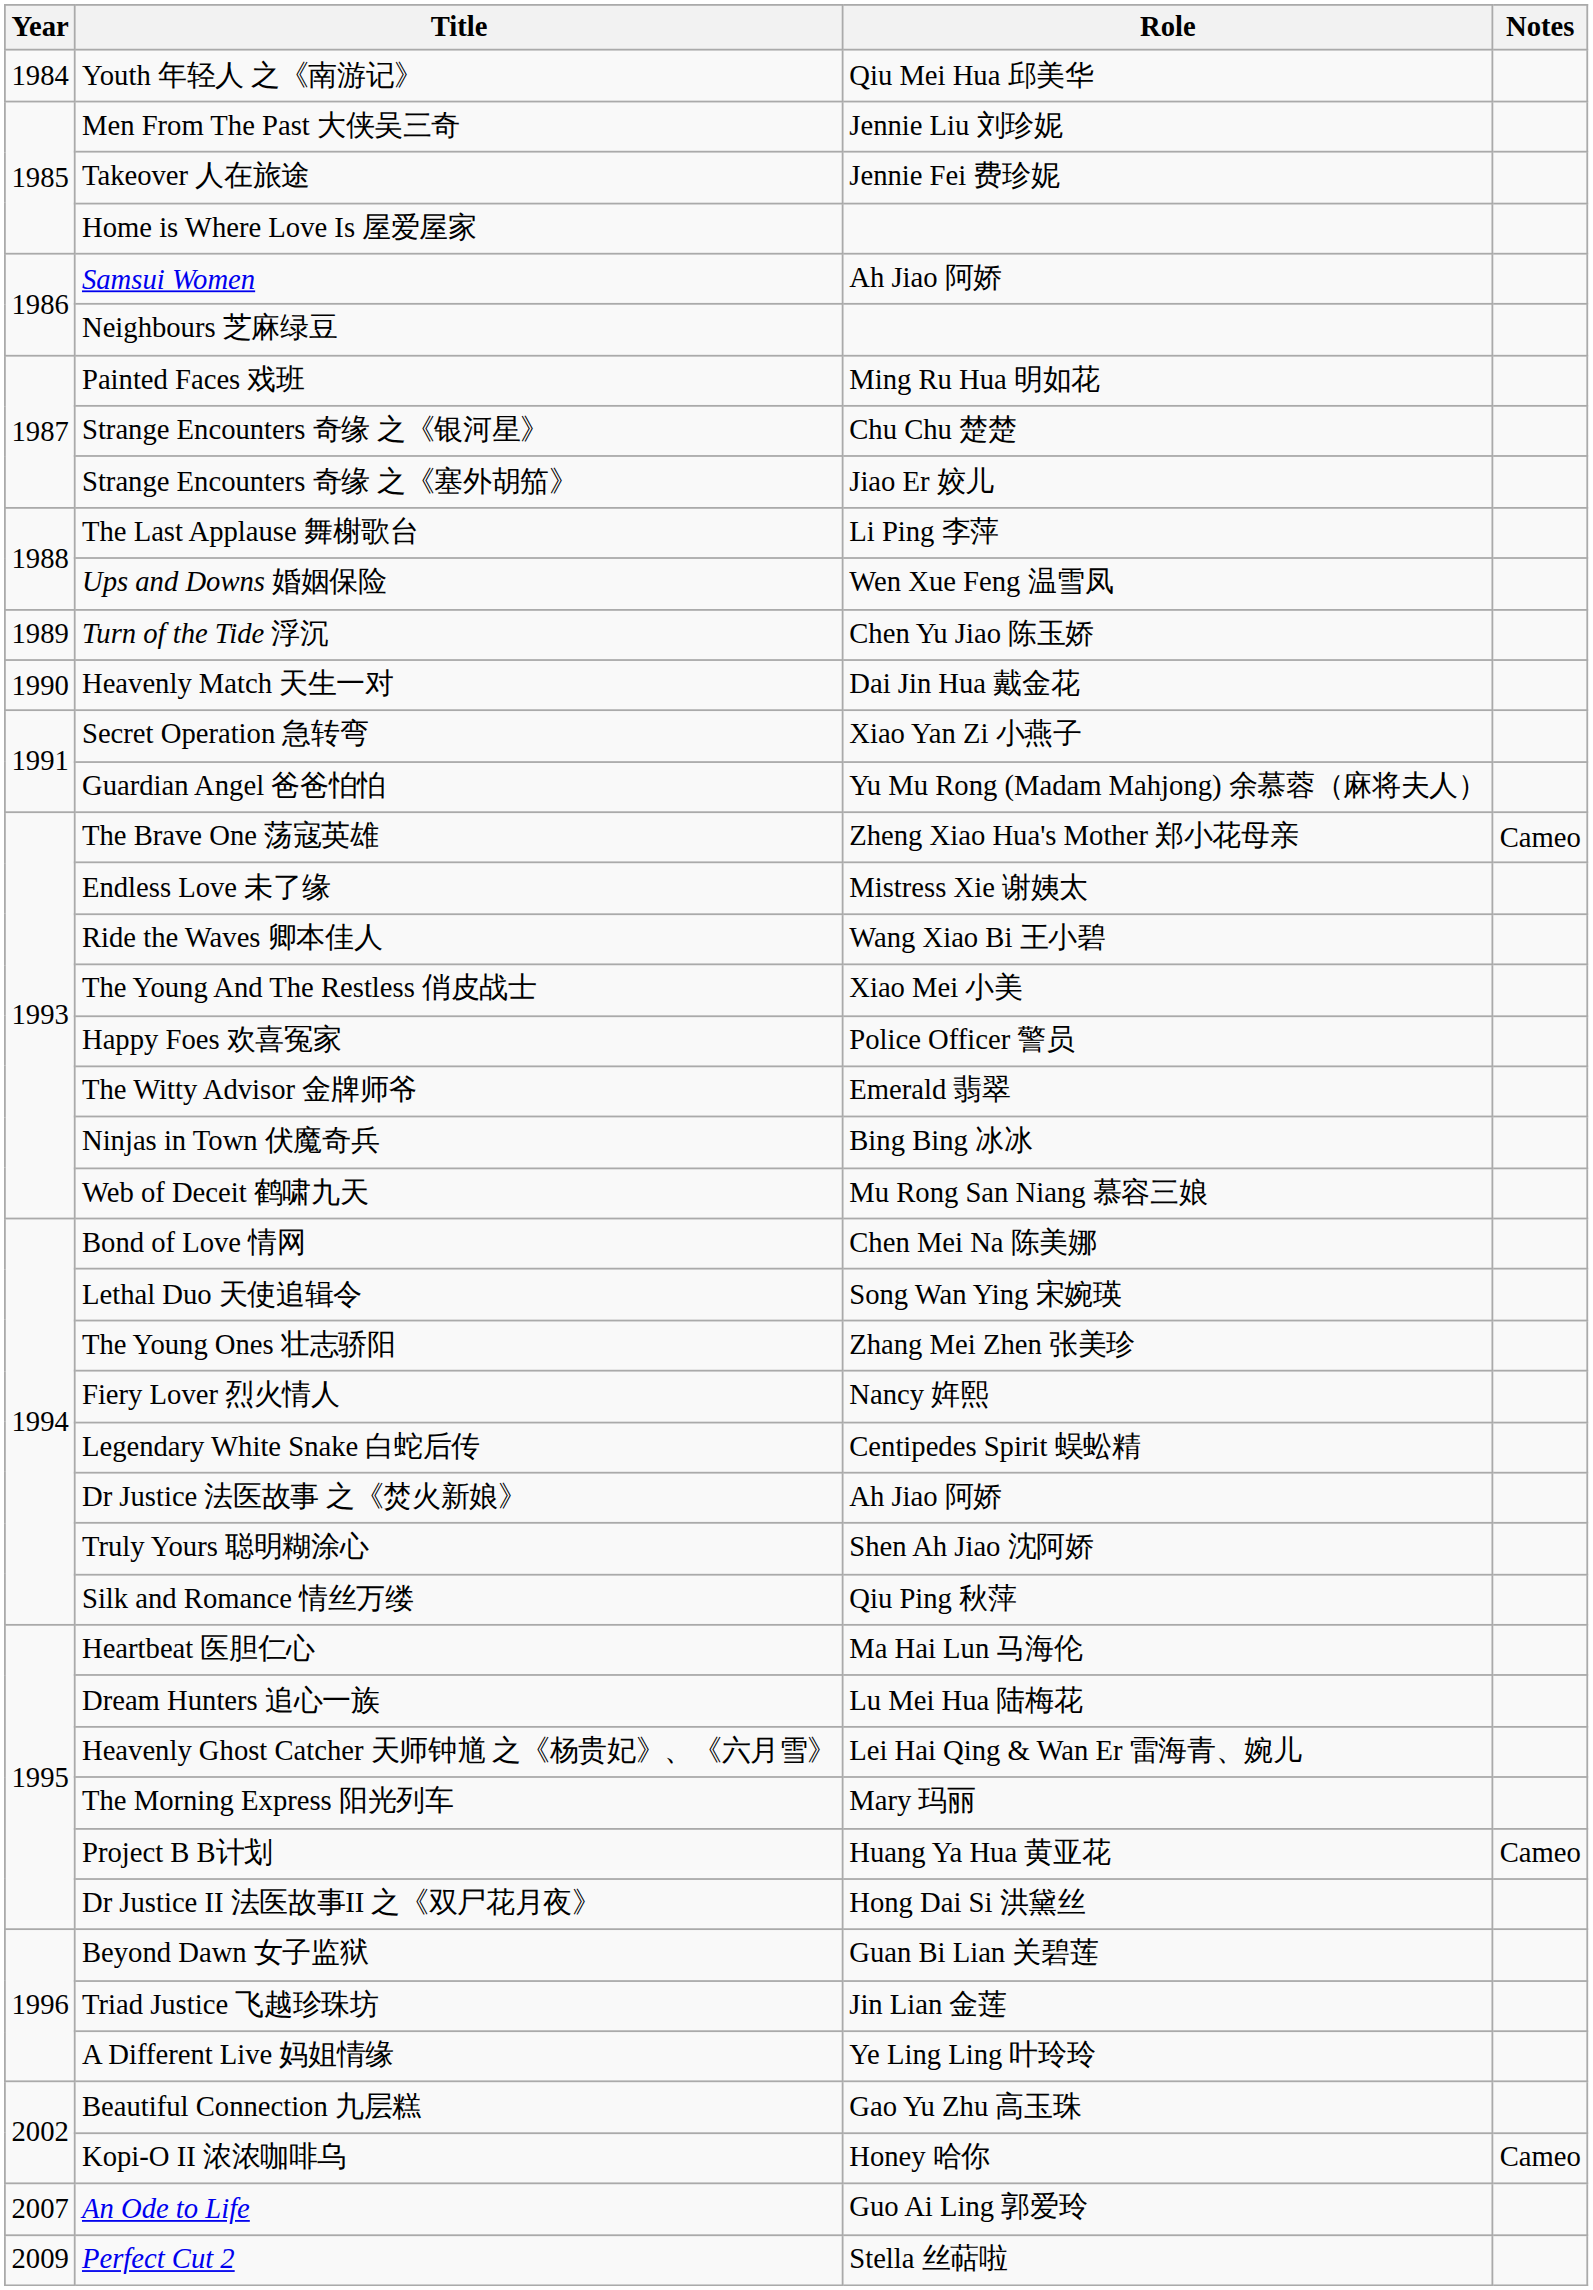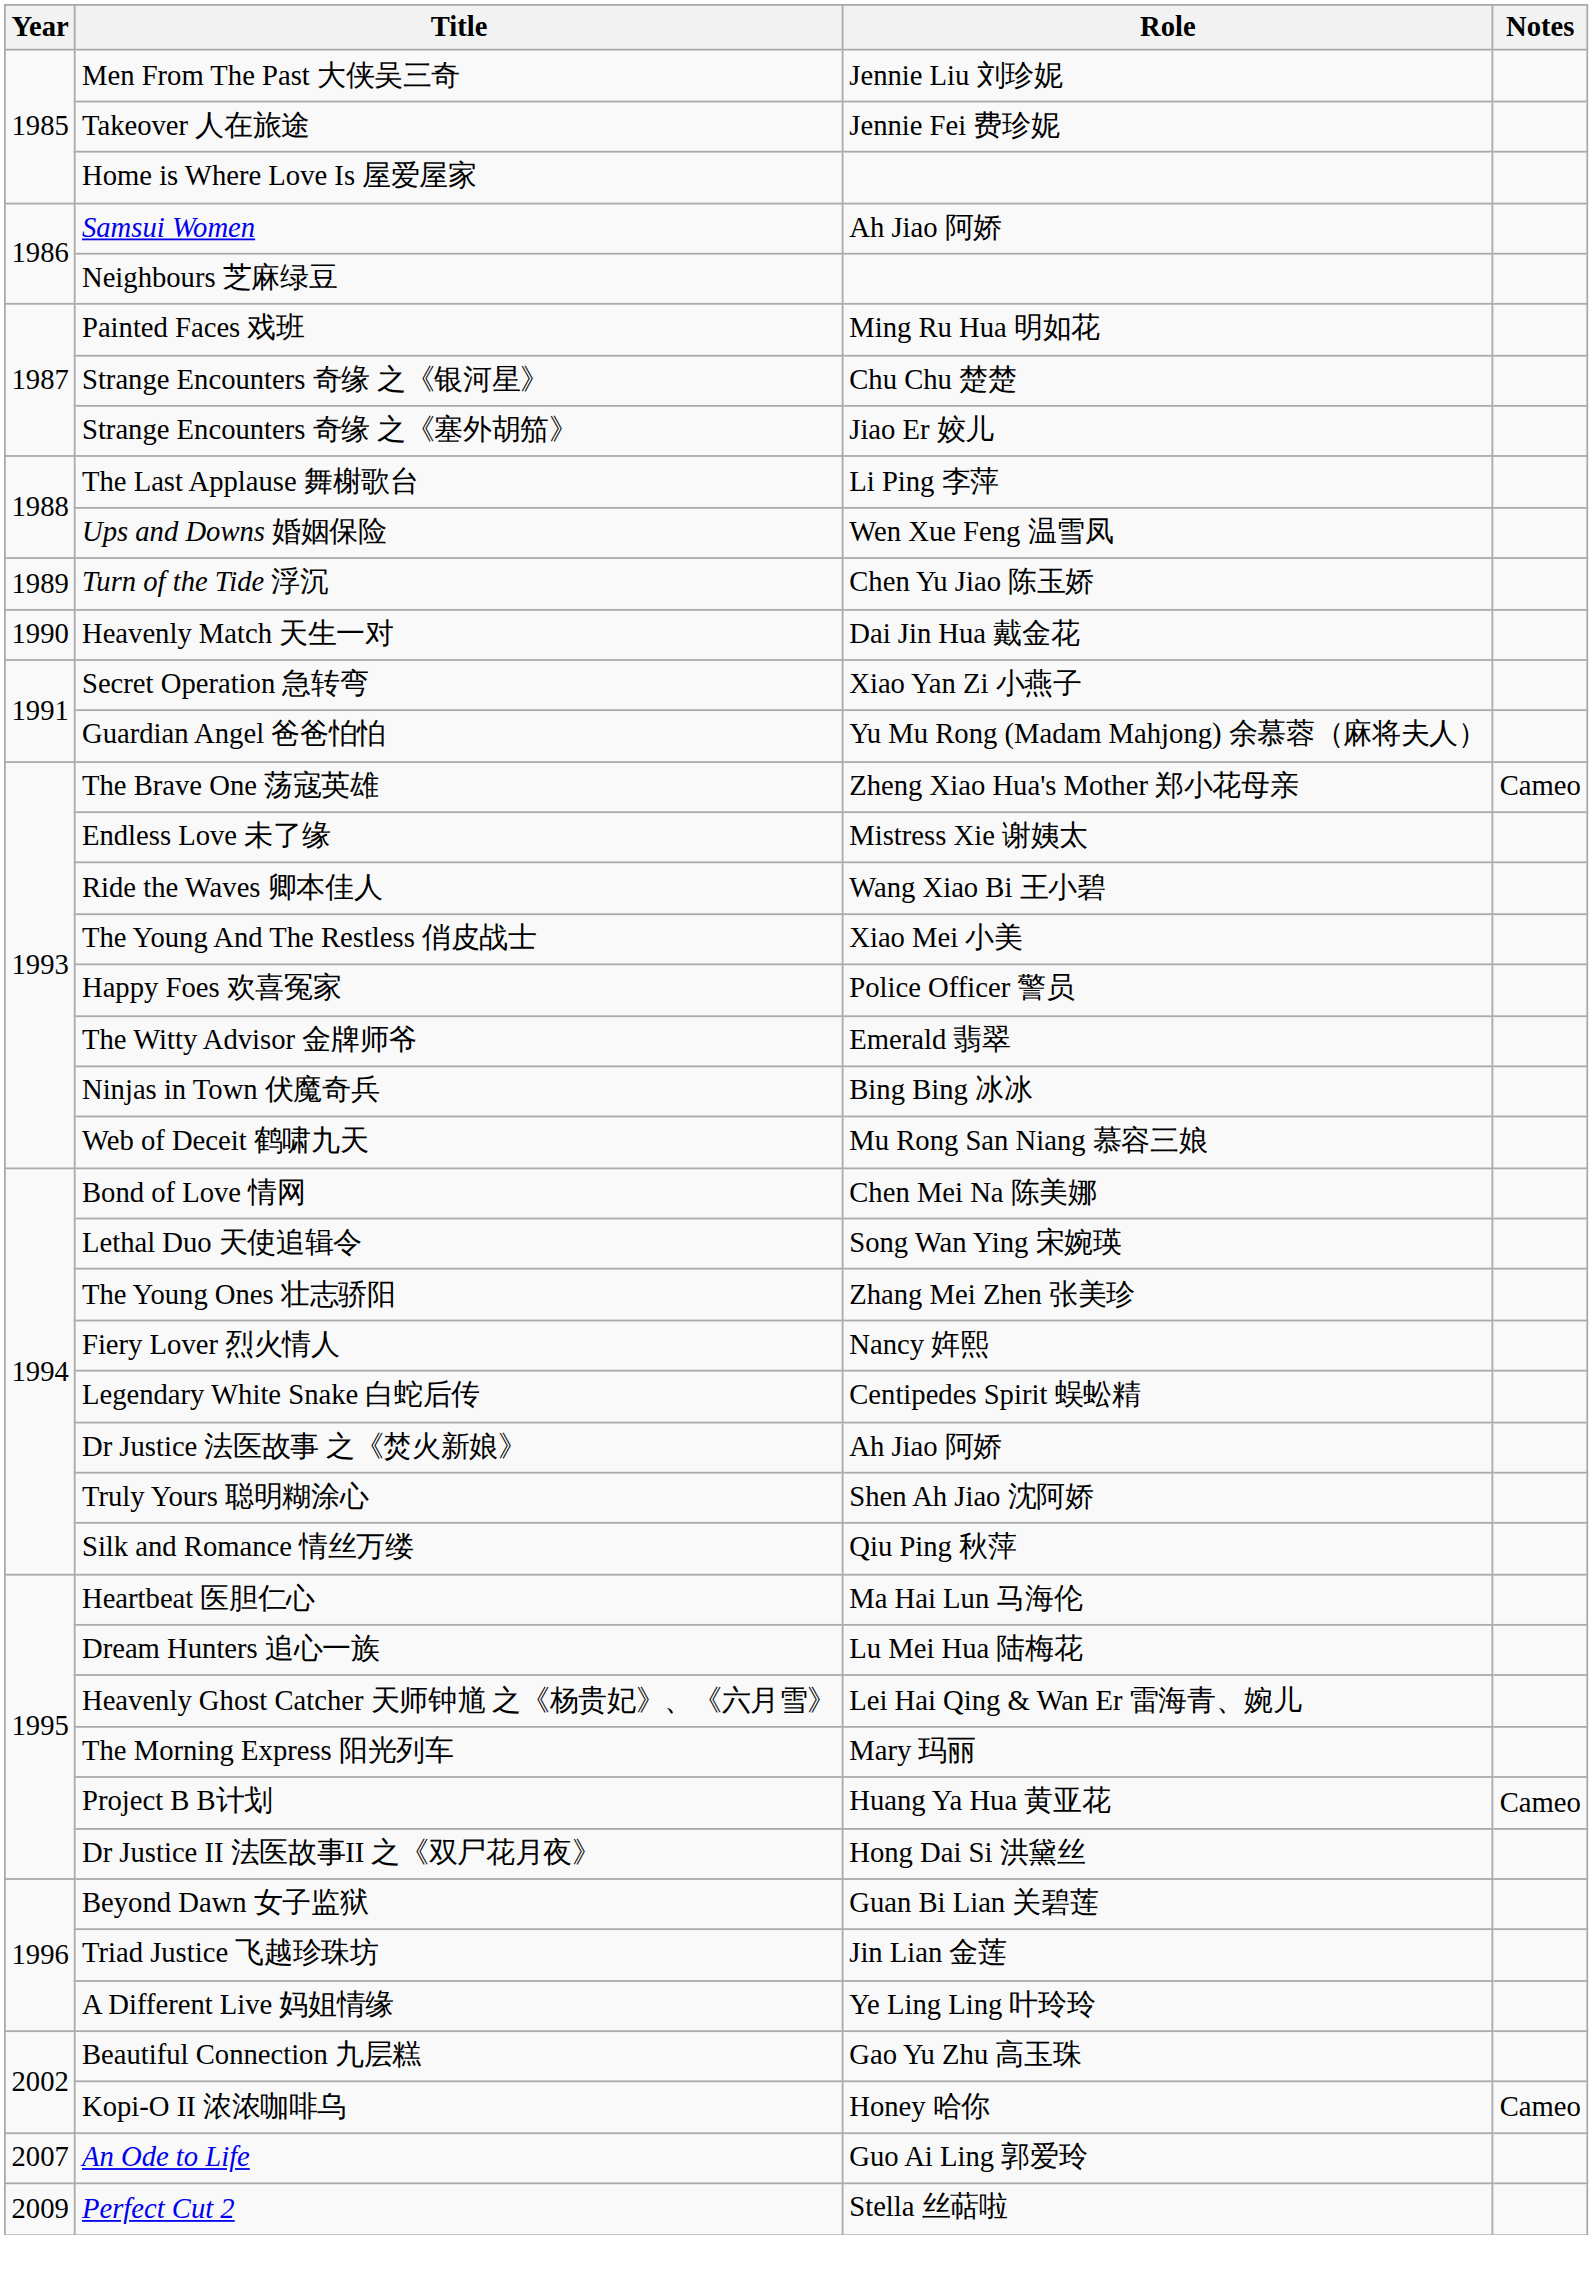- row: (252, 74)
